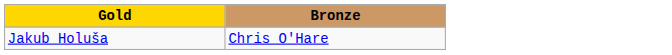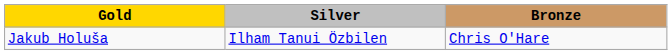+ column: (335, 16)
